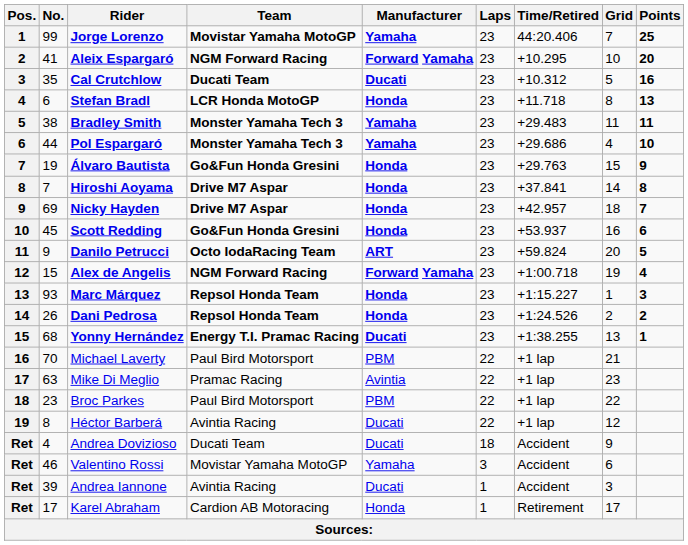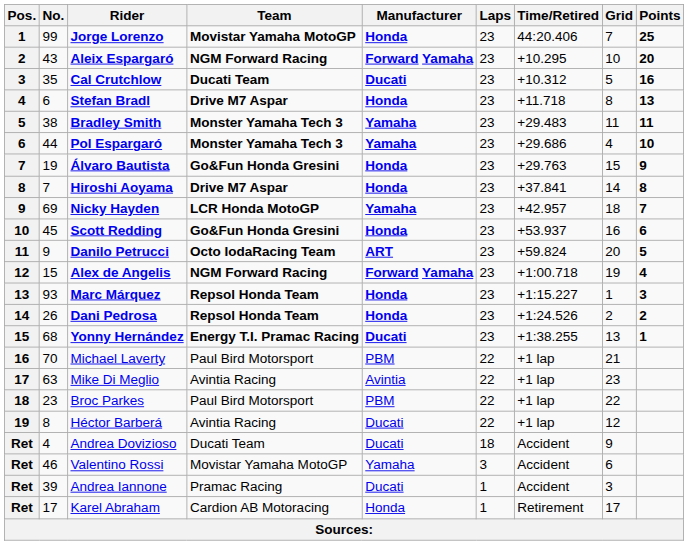(391, 37) Yamaha -> (386, 37) Honda
(50, 58) 41 -> (50, 58) 43
(255, 101) LCR Honda MotoGP -> (239, 101) Drive M7 Aspar
(239, 208) Drive M7 Aspar -> (255, 208) LCR Honda MotoGP
(386, 208) Honda -> (391, 208) Yamaha
(236, 379) Pramac Racing -> (233, 379) Avintia Racing
(233, 486) Avintia Racing -> (236, 486) Pramac Racing
